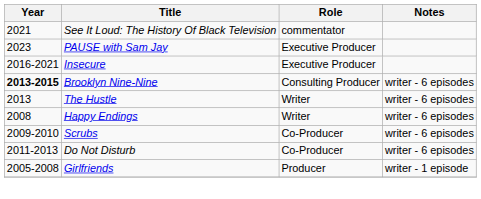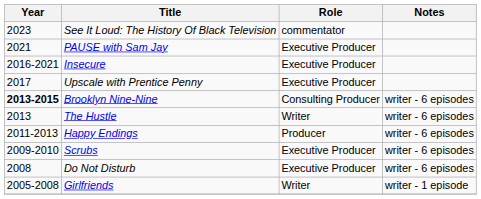(19, 30) 2021 -> (19, 30) 2023
(19, 47) 2023 -> (19, 47) 2021
+ row: (133, 82)
(19, 116) 2008 -> (32, 133) 2011-2013
(296, 116) Writer -> (303, 133) Producer
(312, 133) Co-Producer -> (329, 151) Executive Producer
(32, 151) 2011-2013 -> (19, 168) 2008
(312, 151) Co-Producer -> (329, 168) Executive Producer
(303, 168) Producer -> (296, 185) Writer
